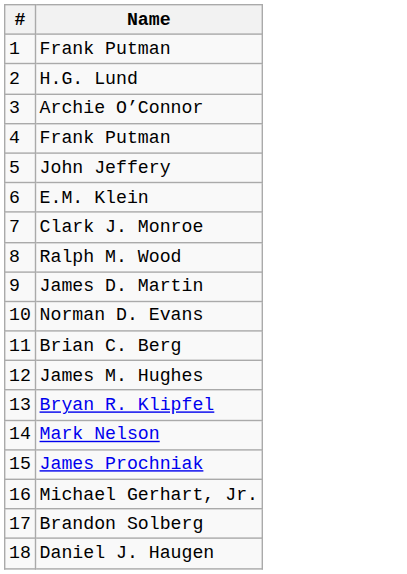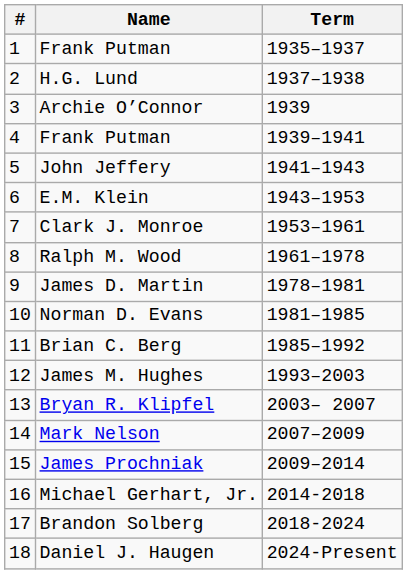+ column: (332, 20)
